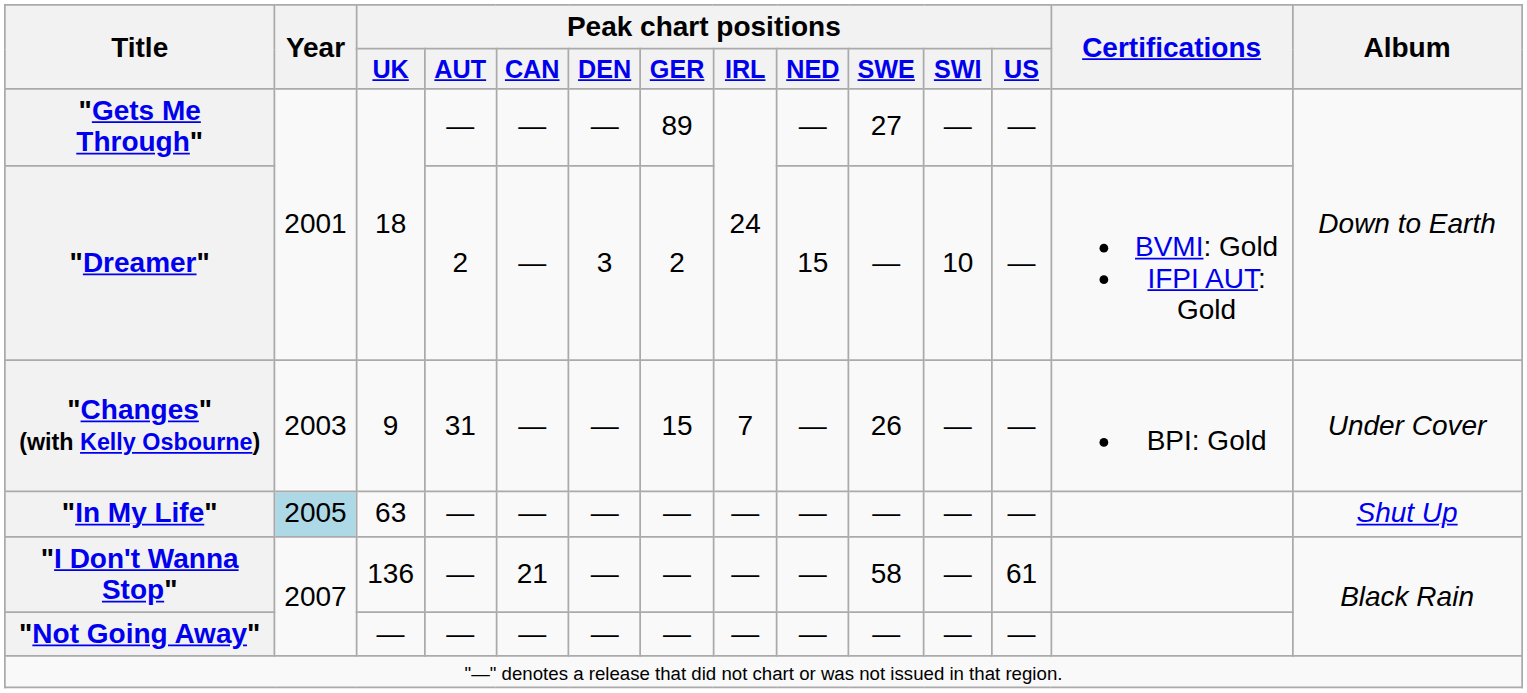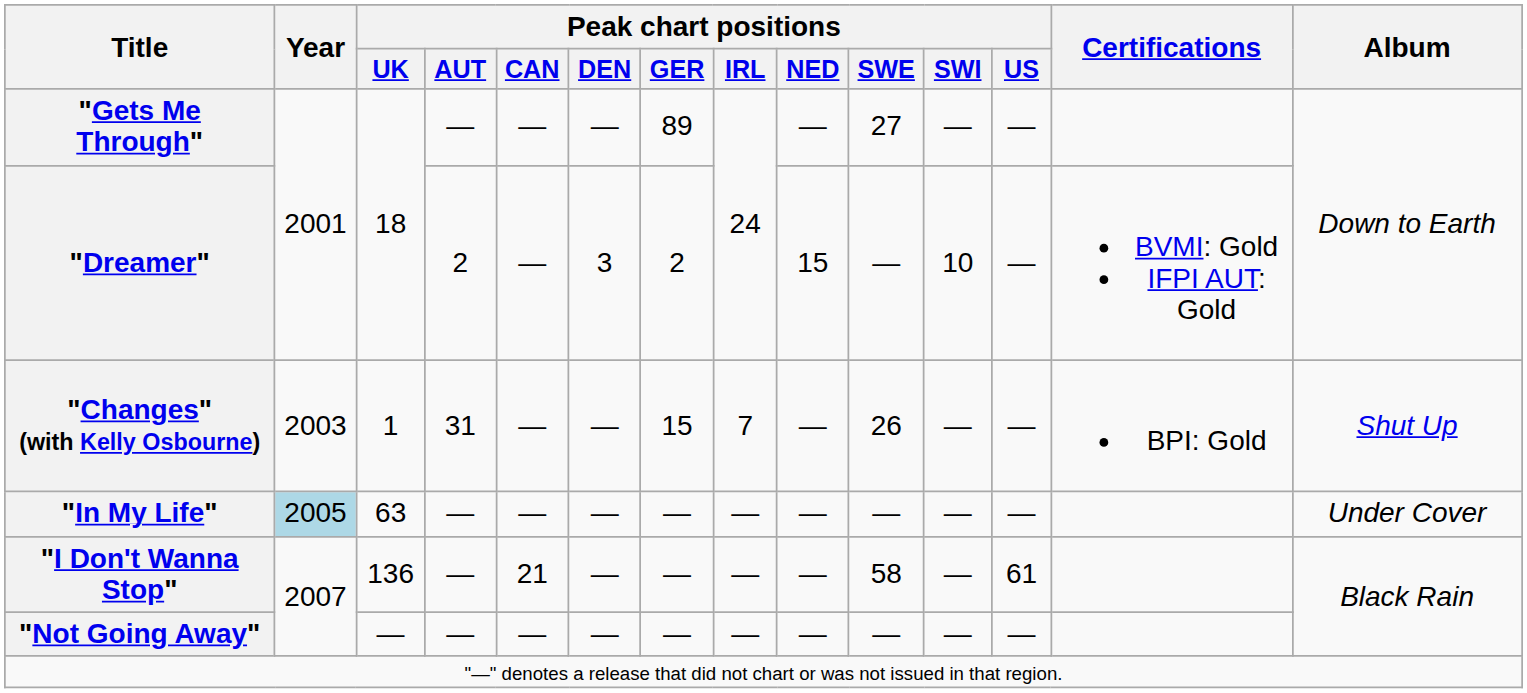(391, 425) 9 -> (391, 425) 1
(1407, 425) Under Cover -> (1407, 425) Shut Up
(1407, 513) Shut Up -> (1407, 513) Under Cover
